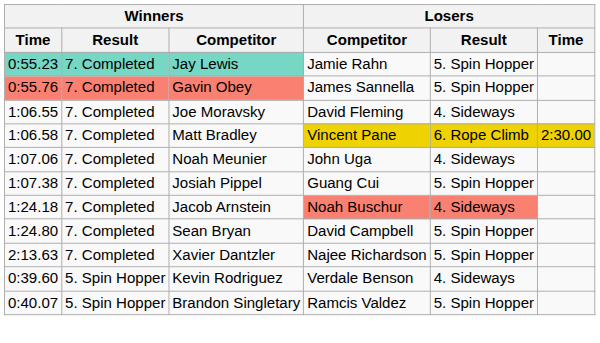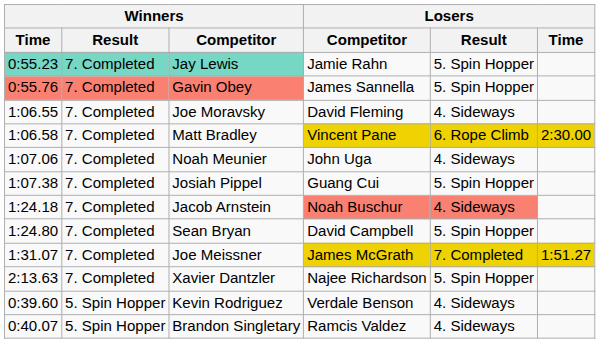+ row: (217, 254)
(484, 302) 5. Spin Hopper -> (474, 326) 4. Sideways
